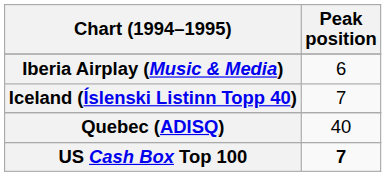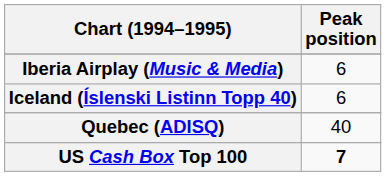(341, 98) 7 -> (341, 98) 6
